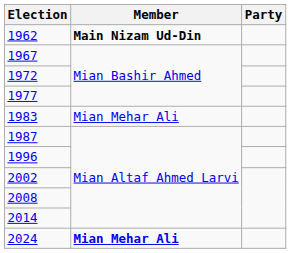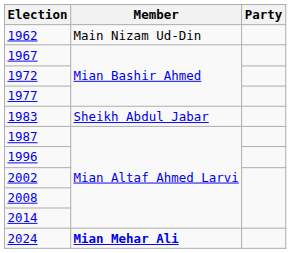(137, 35) bold -> (137, 35) normal
(126, 116) Mian Mehar Ali -> (141, 116) Sheikh Abdul Jabar
